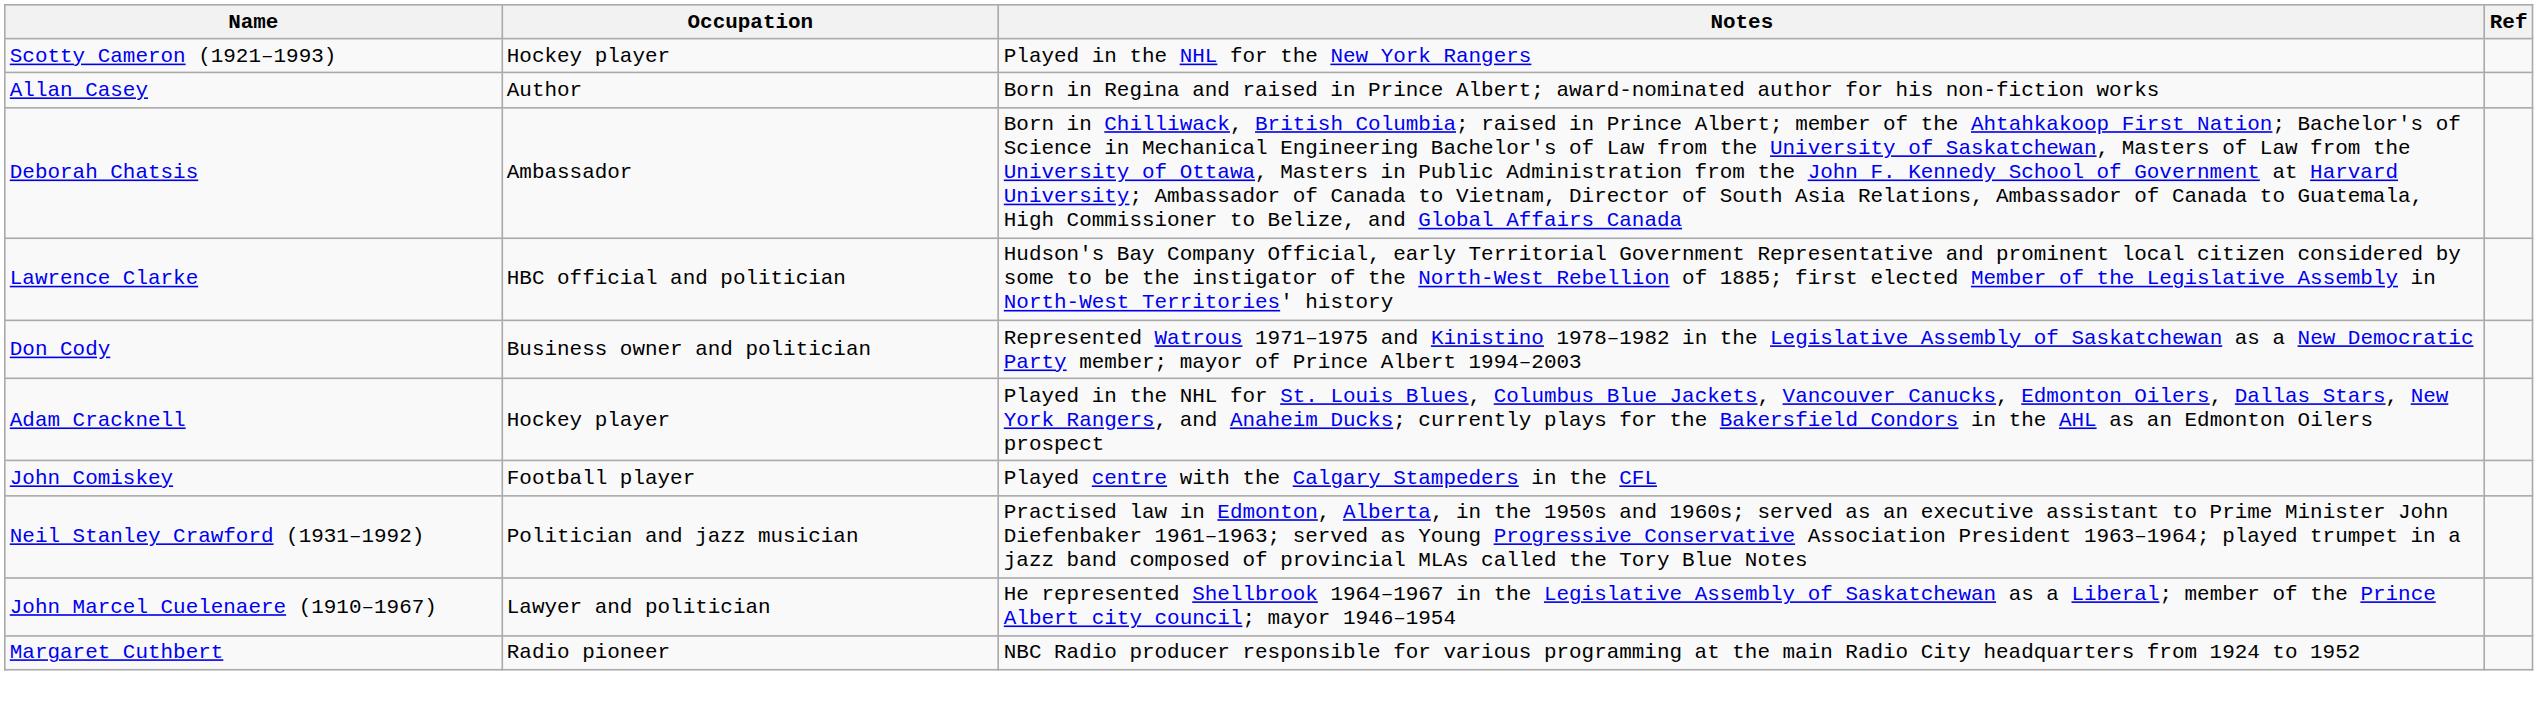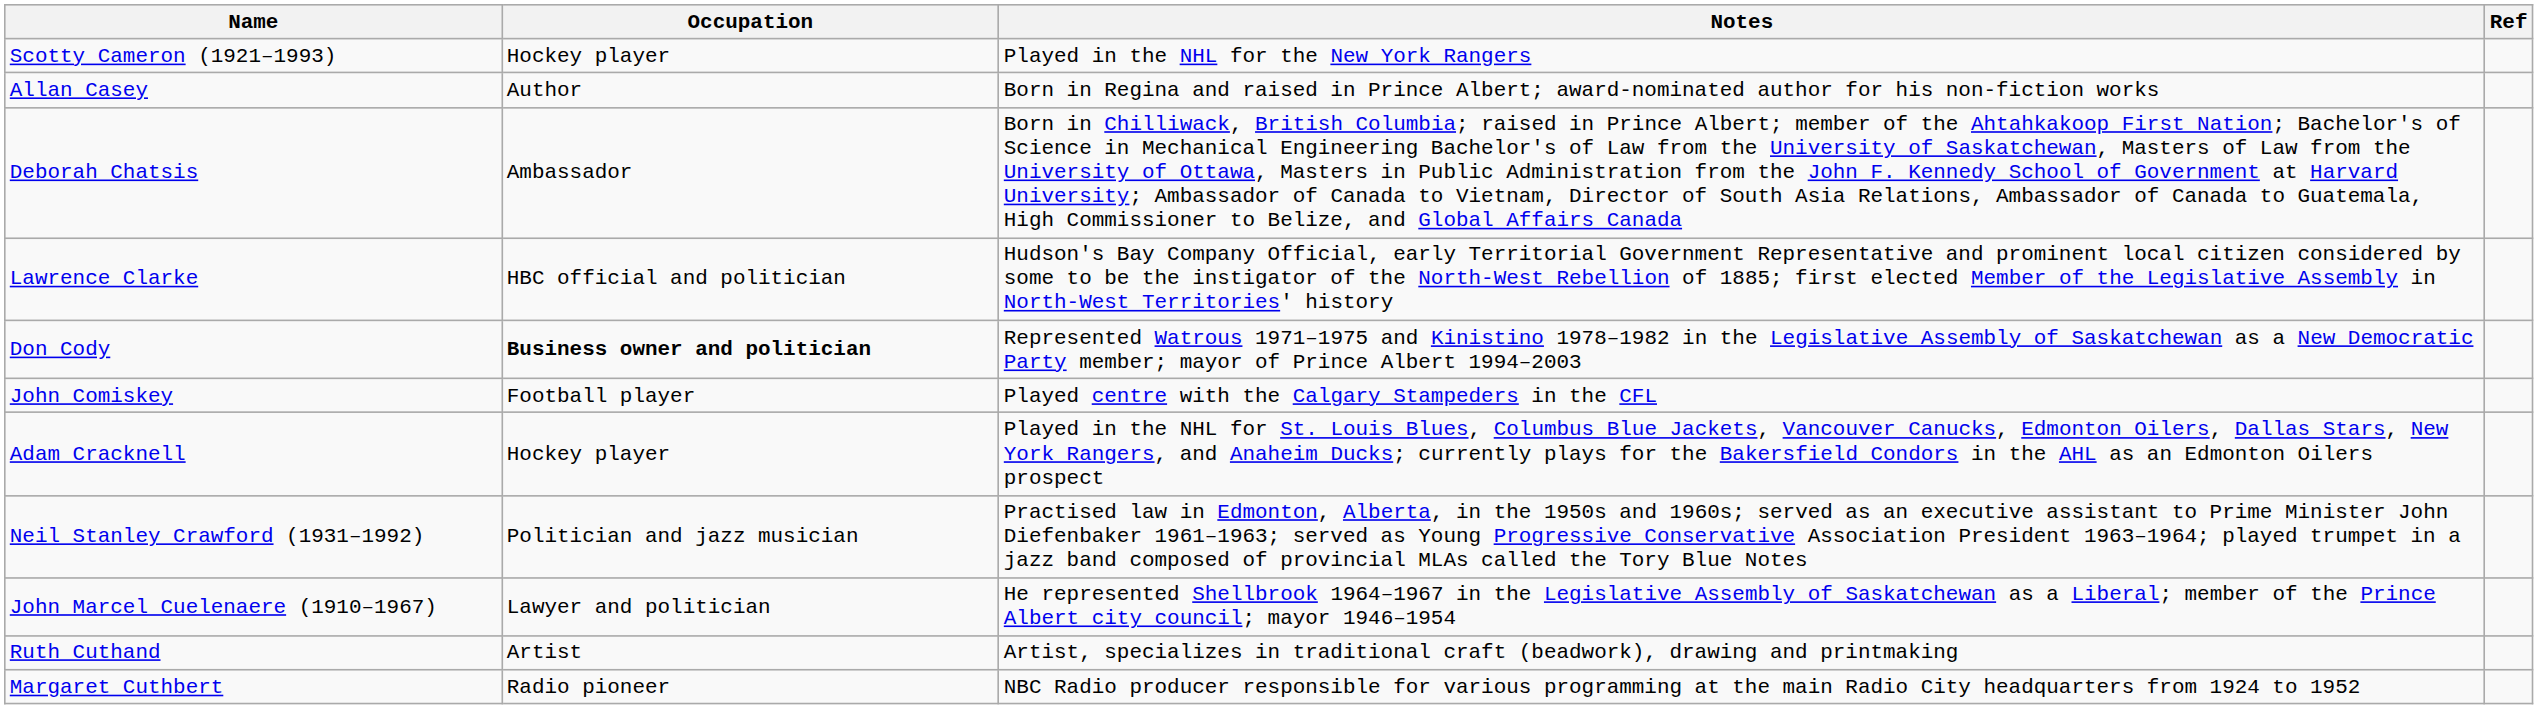(689, 349) normal -> (689, 349) bold
rows swapped: (91, 478) <-> (98, 420)
+ row: (85, 653)
